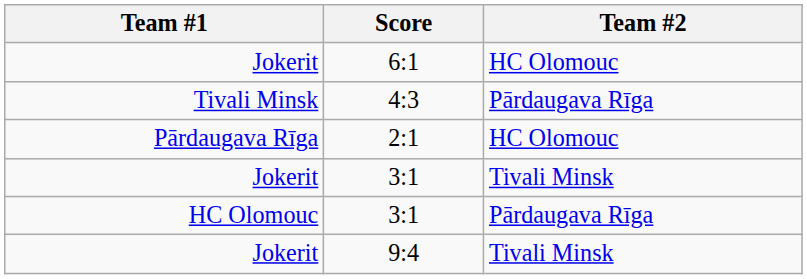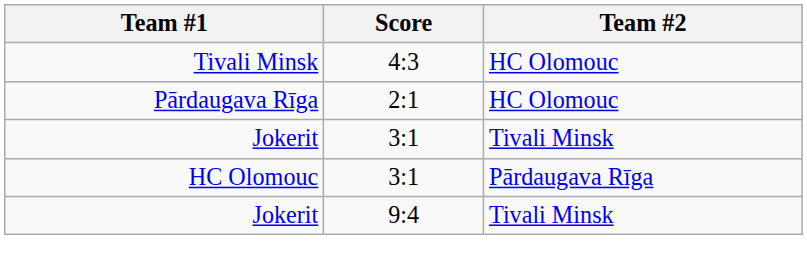- row: (285, 61)
(571, 100) Pārdaugava Rīga -> (554, 61) HC Olomouc
